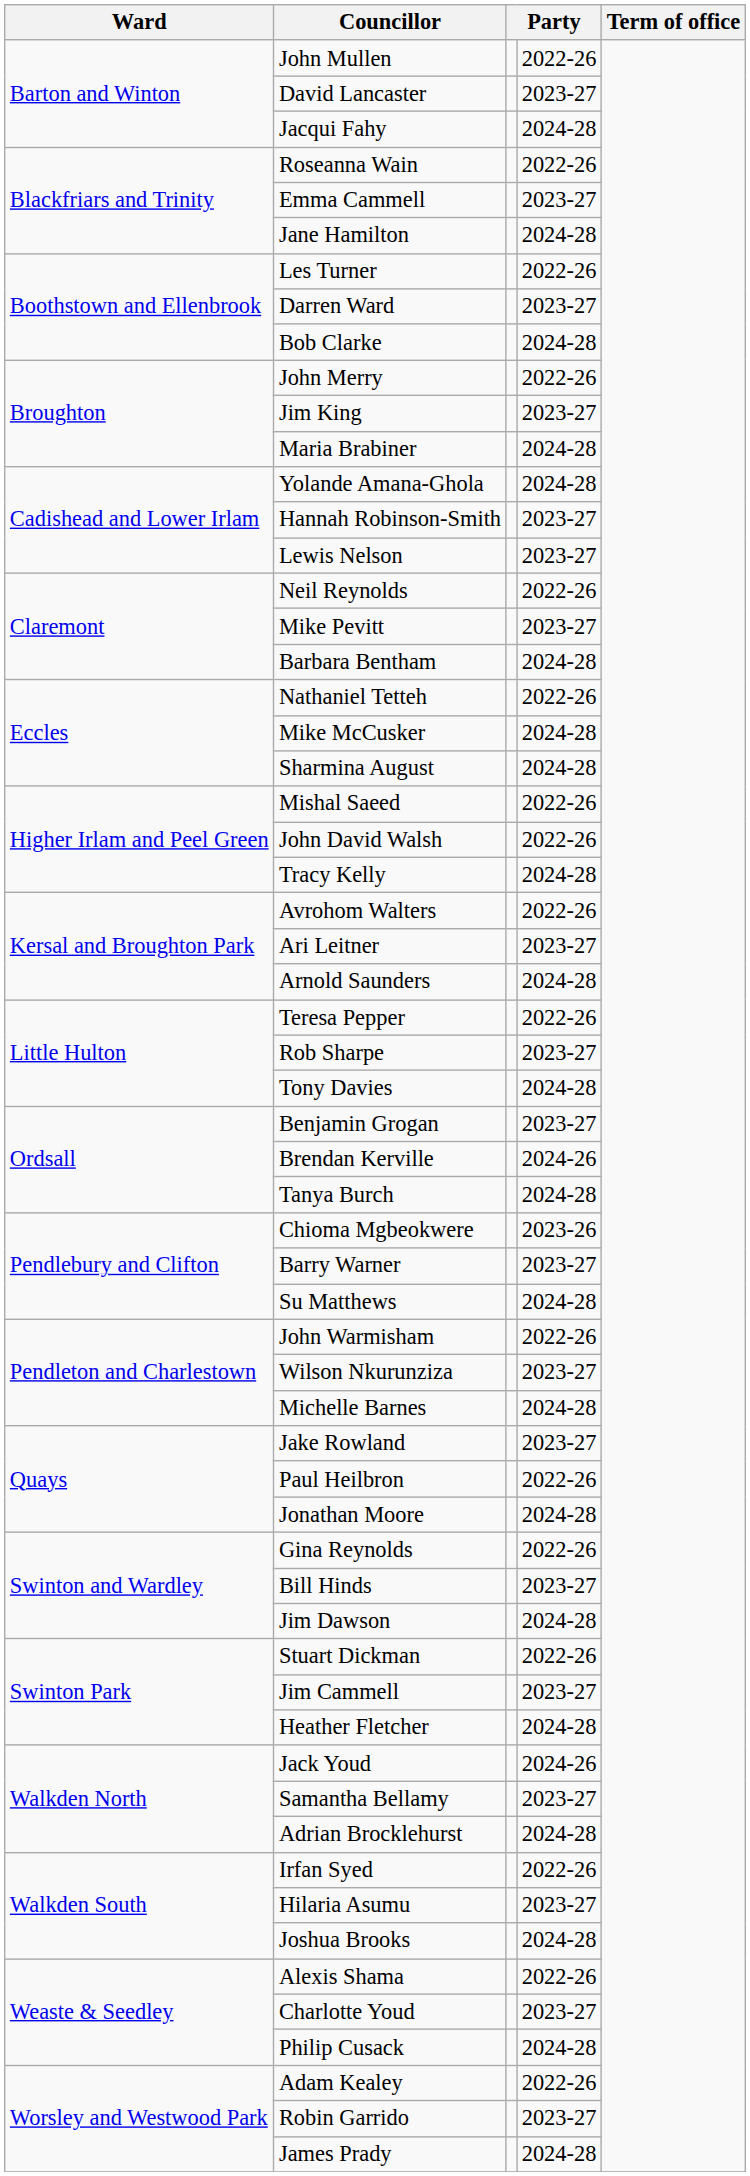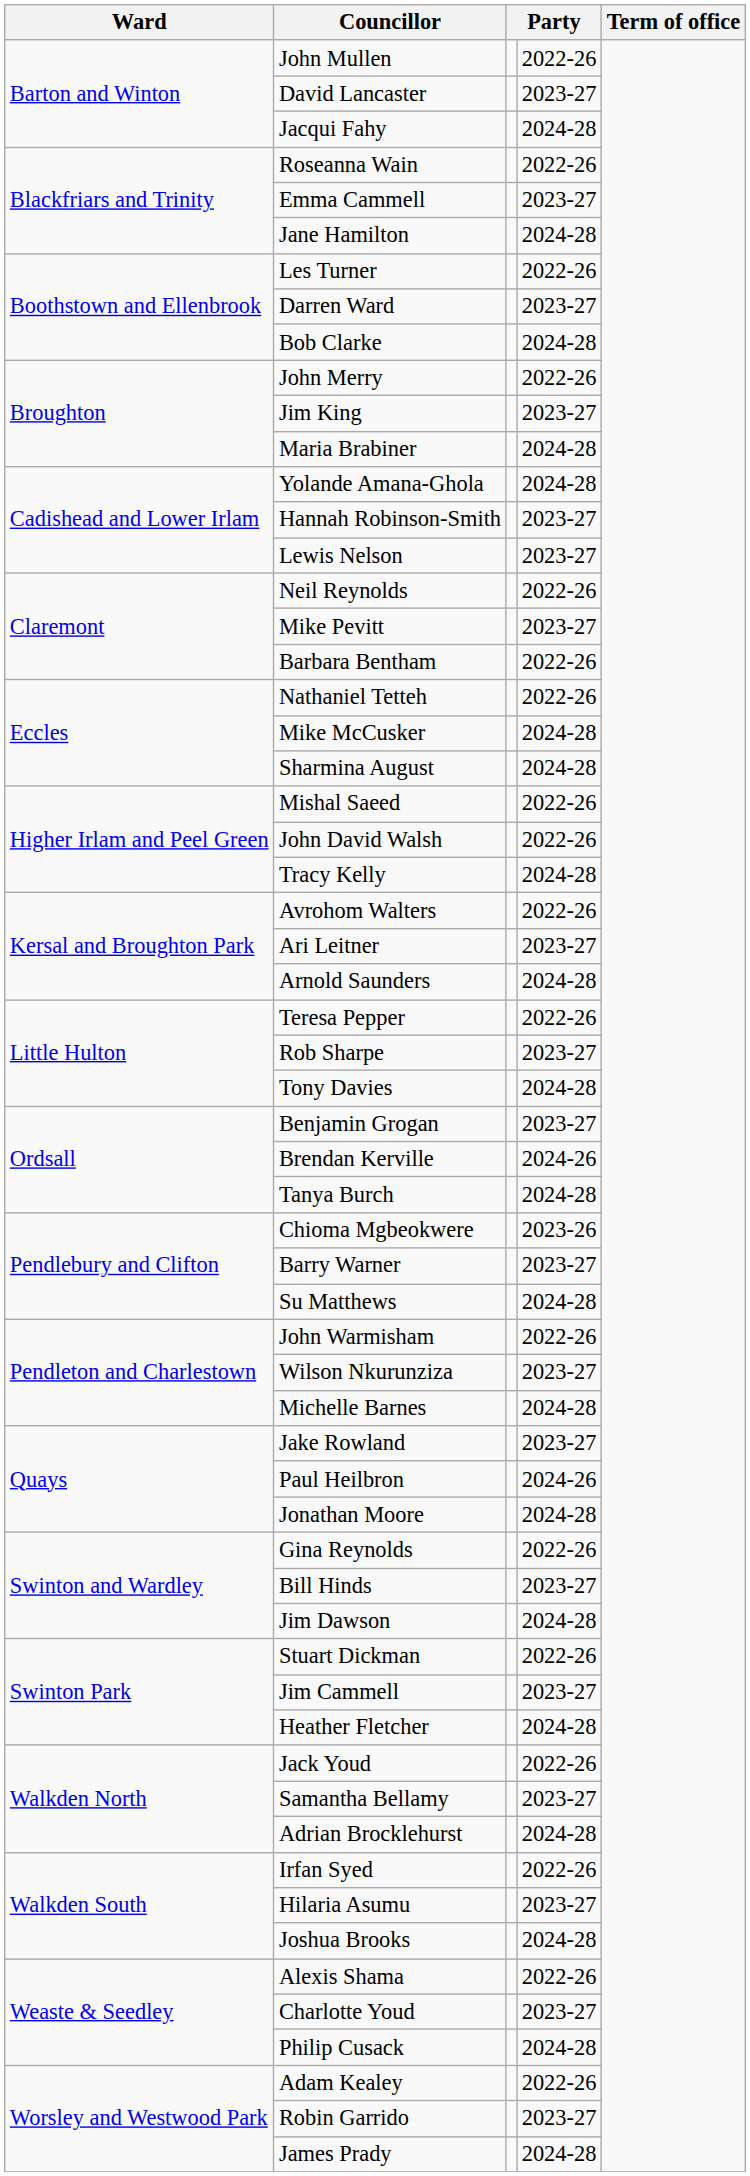(559, 661) 2024-28 -> (559, 661) 2022-26
(559, 1478) 2022-26 -> (559, 1478) 2024-26
(559, 1762) 2024-26 -> (559, 1762) 2022-26
